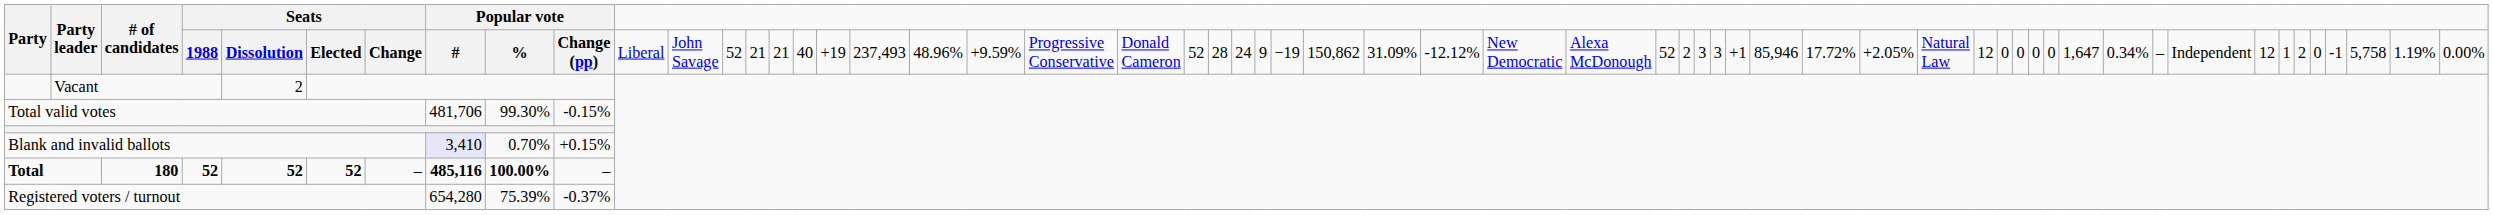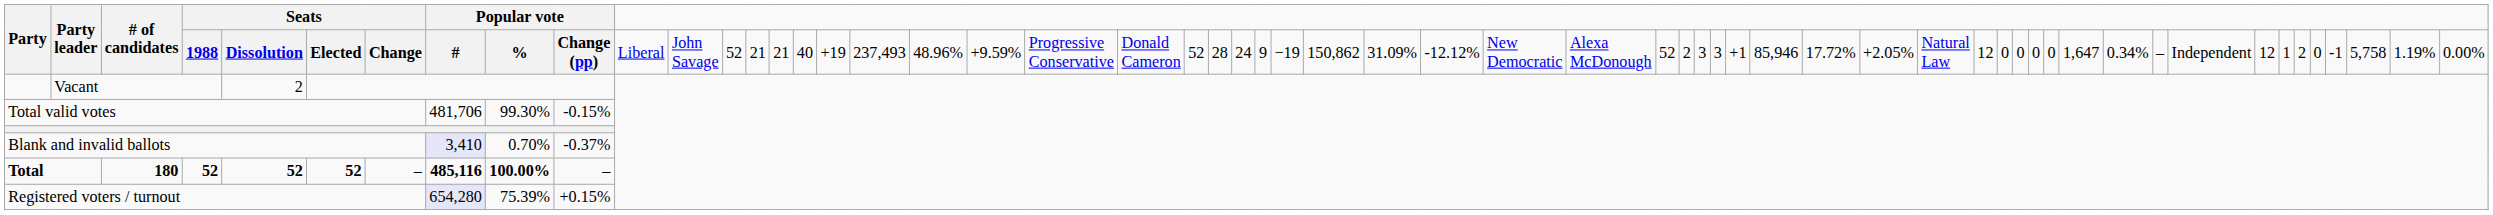(585, 145) +0.15% -> (587, 145) -0.37%
(456, 196) no background -> (456, 196) lavender background
(587, 196) -0.37% -> (585, 196) +0.15%
